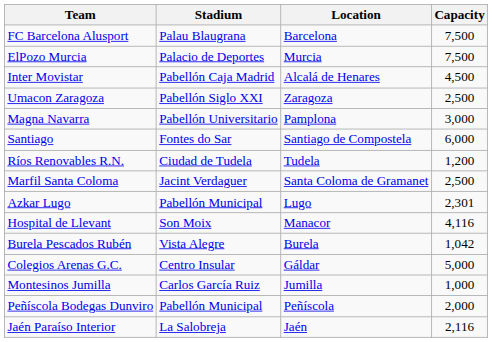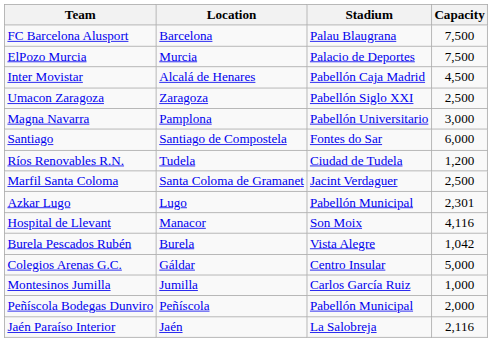columns swapped: (356, 14) <-> (218, 14)
